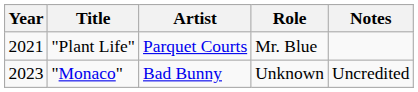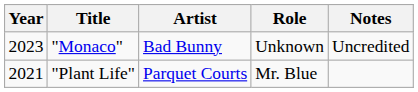rows swapped: (93, 45) <-> (87, 73)
